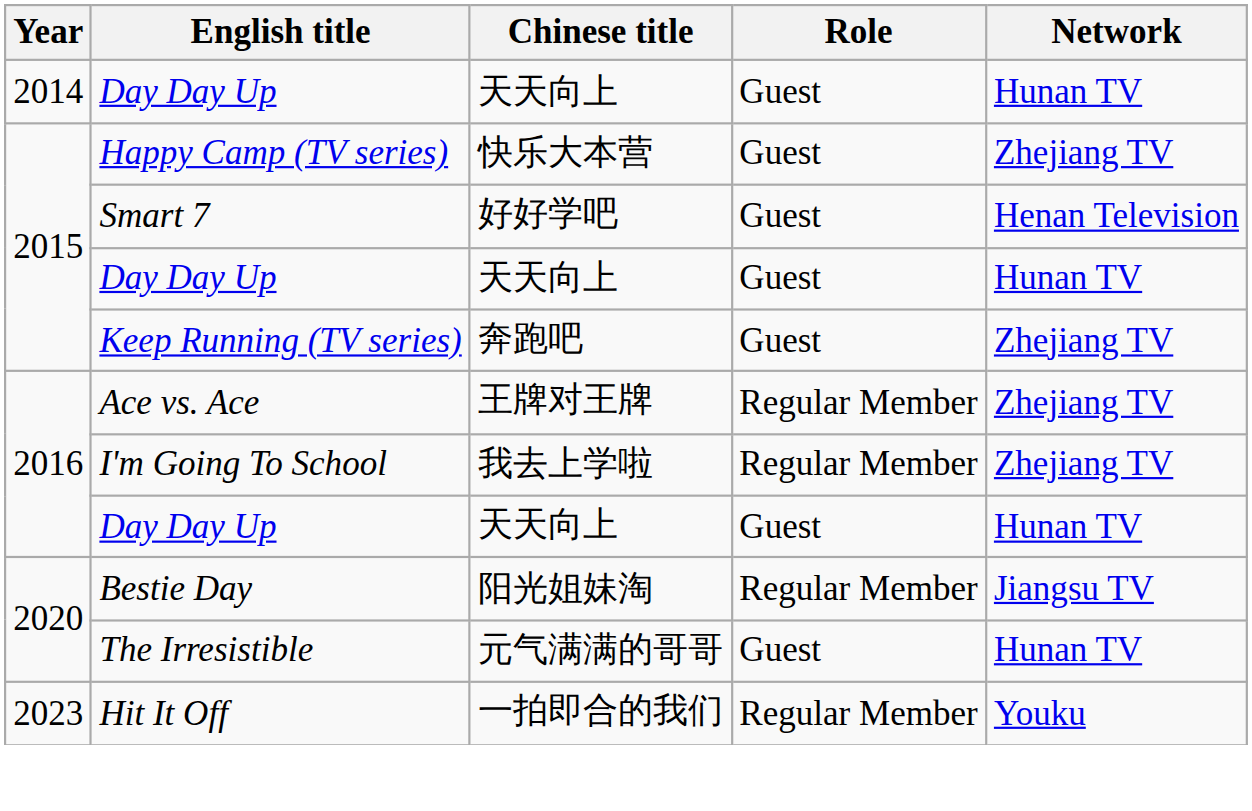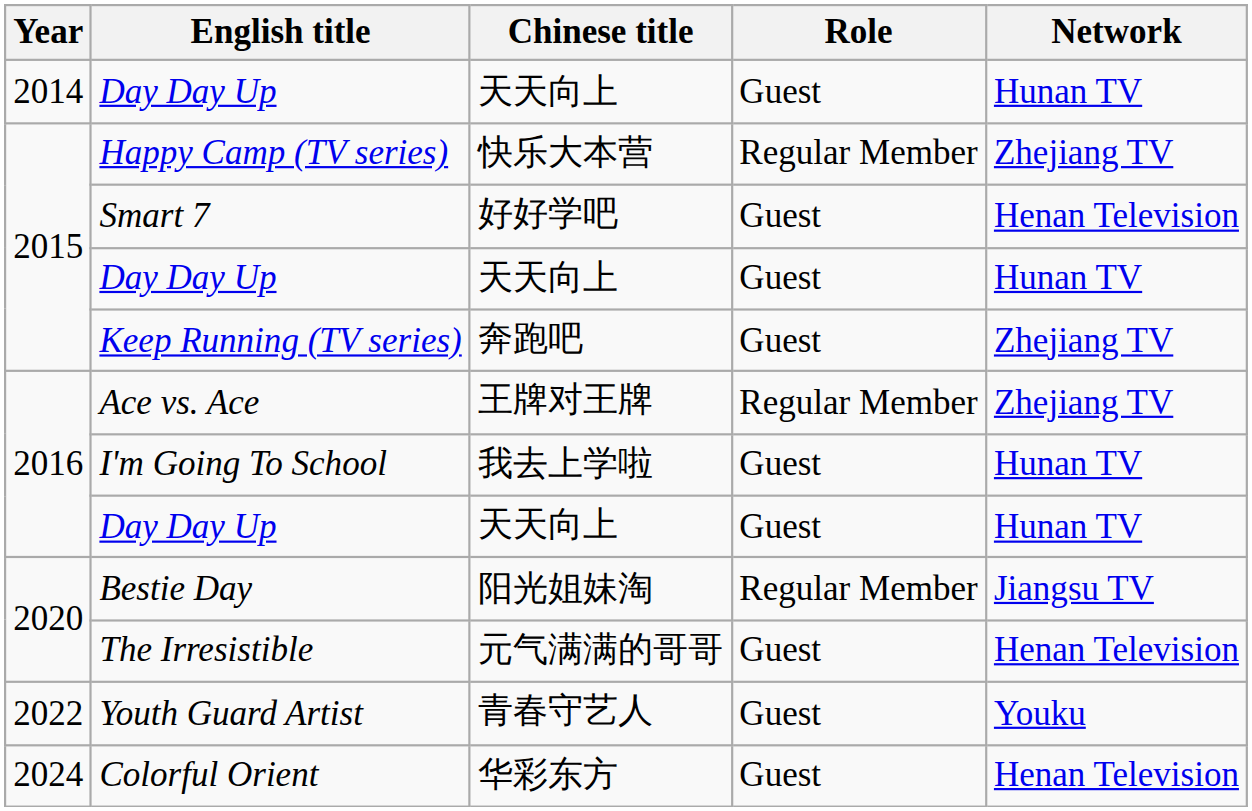(780, 153) Guest -> (859, 153) Regular Member
(859, 463) Regular Member -> (780, 463) Guest
(1084, 463) Zhejiang TV -> (1068, 463) Hunan TV
(1068, 650) Hunan TV -> (1116, 650) Henan Television
+ row: (48, 712)
- row: (48, 712)
+ row: (48, 774)
